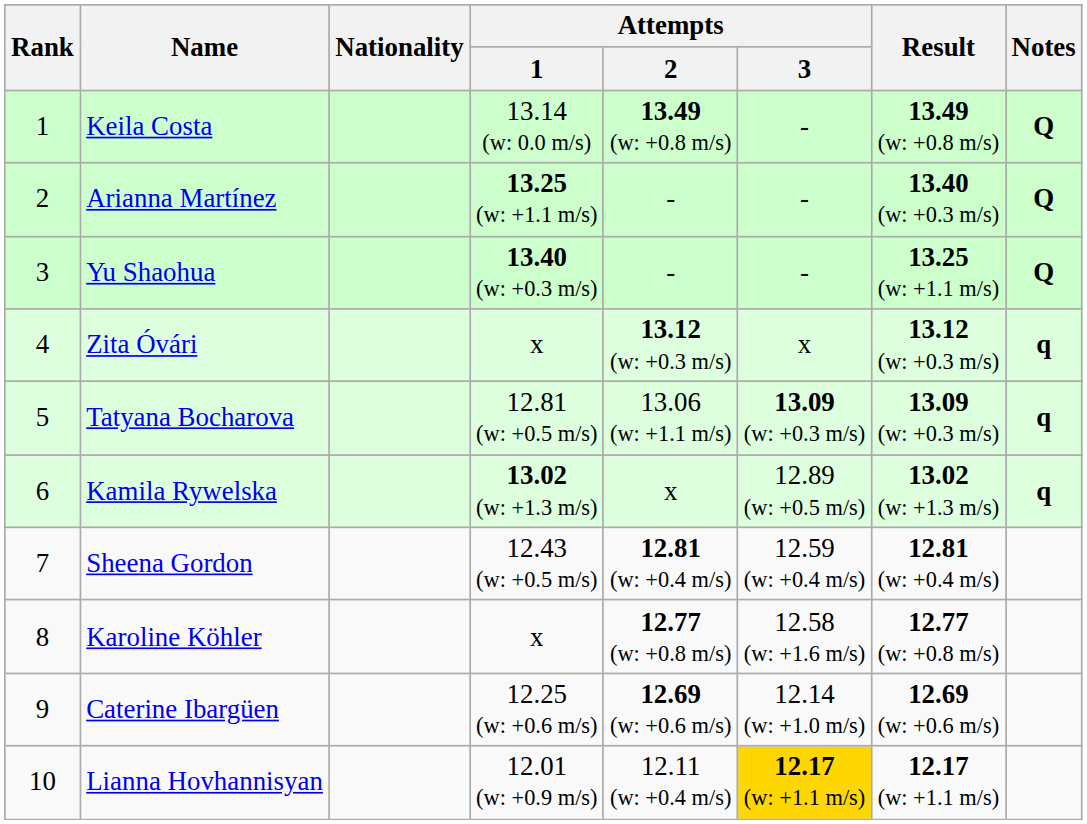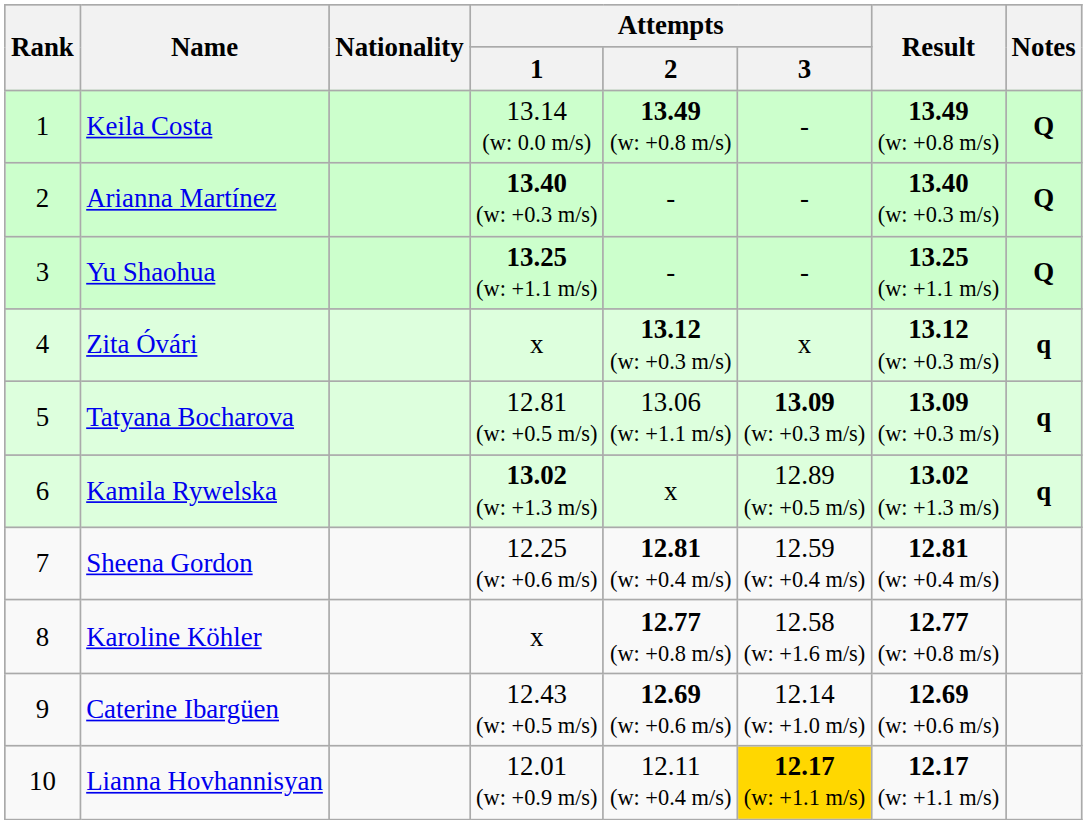(537, 199) 13.25 (w: +1.1 m/s) -> (537, 199) 13.40 (w: +0.3 m/s)
(537, 271) 13.40 (w: +0.3 m/s) -> (537, 271) 13.25 (w: +1.1 m/s)
(537, 563) 12.43 (w: +0.5 m/s) -> (537, 563) 12.25 (w: +0.6 m/s)
(537, 709) 12.25 (w: +0.6 m/s) -> (537, 709) 12.43 (w: +0.5 m/s)
